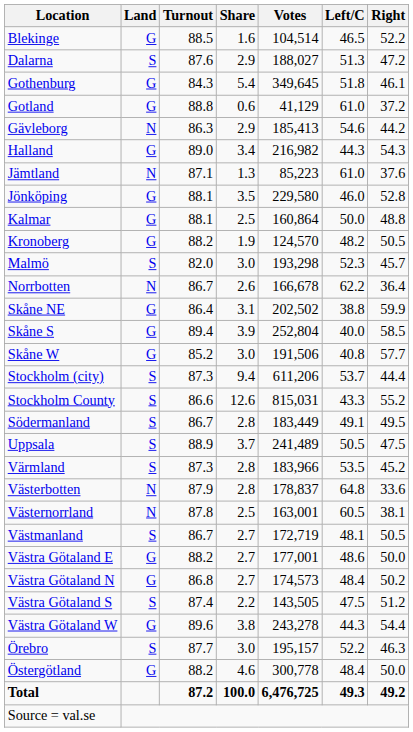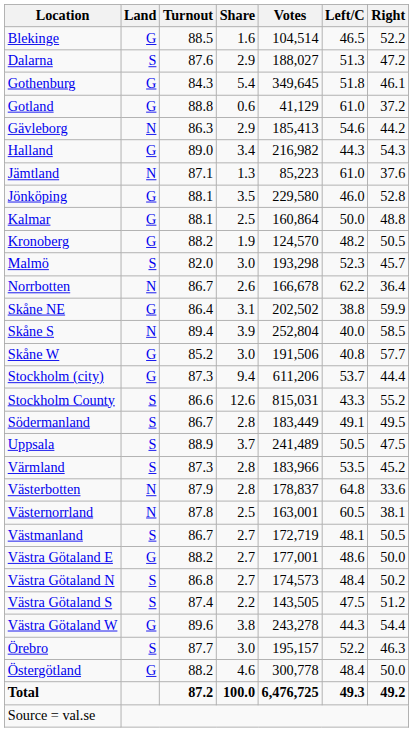(151, 331) G -> (151, 331) N
(152, 377) S -> (151, 377) G
(151, 580) G -> (152, 580) S
